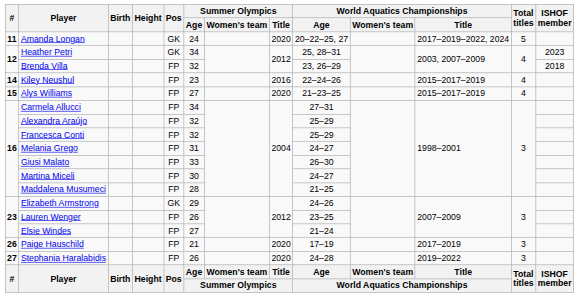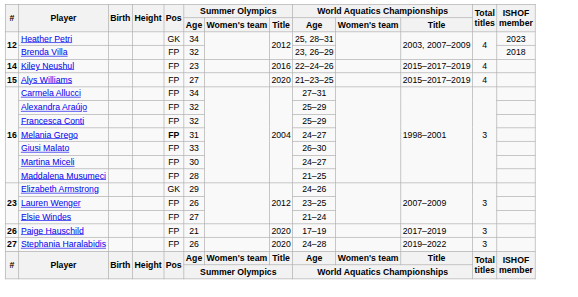- row: (53, 38)
(174, 148) normal -> (174, 134) bold
